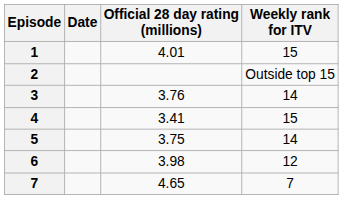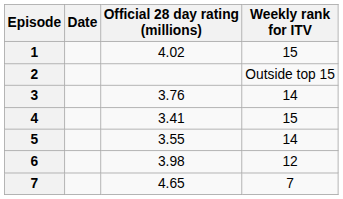(171, 52) 4.01 -> (171, 52) 4.02
(171, 140) 3.75 -> (171, 140) 3.55
